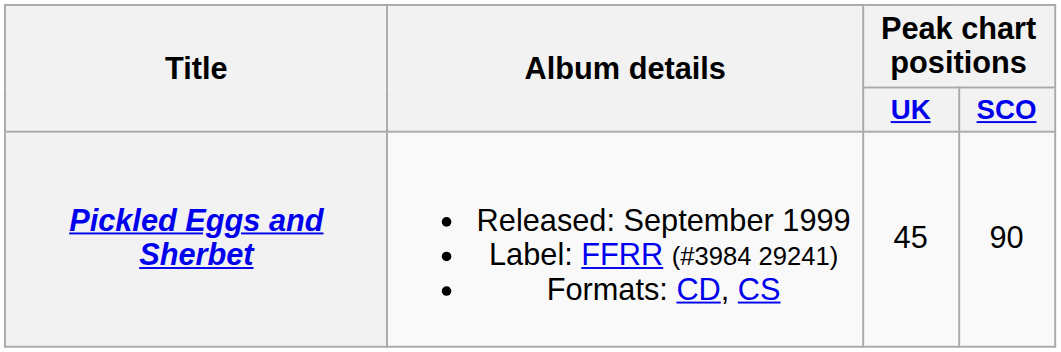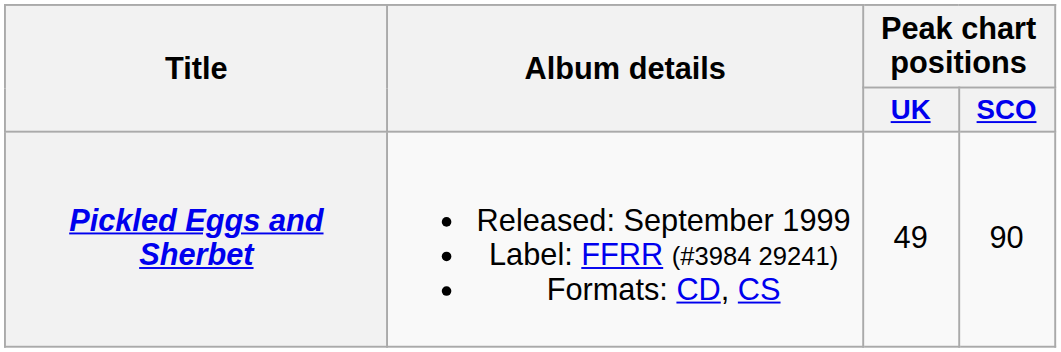(911, 238) 45 -> (911, 238) 49
